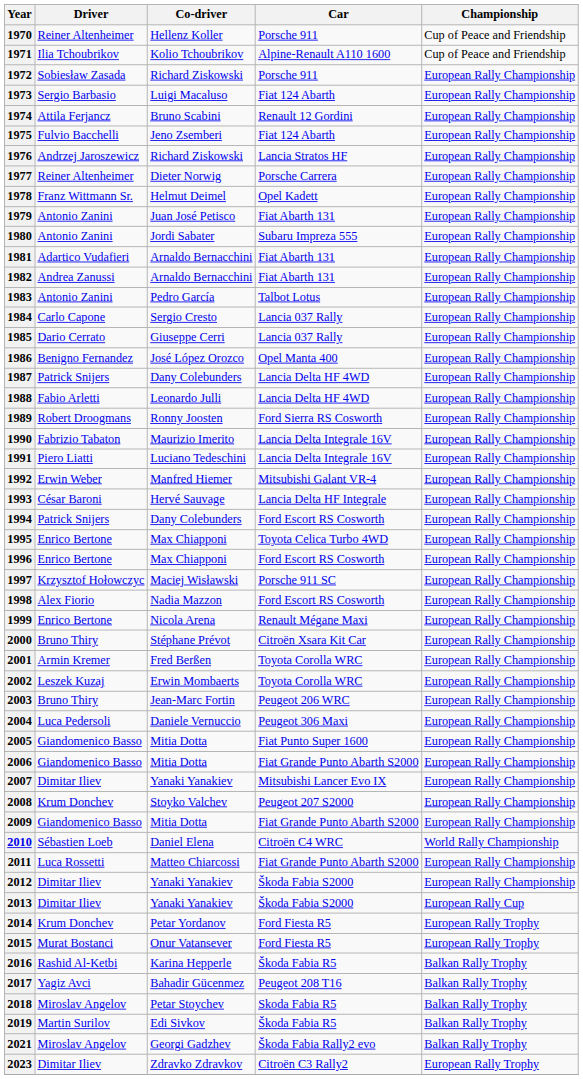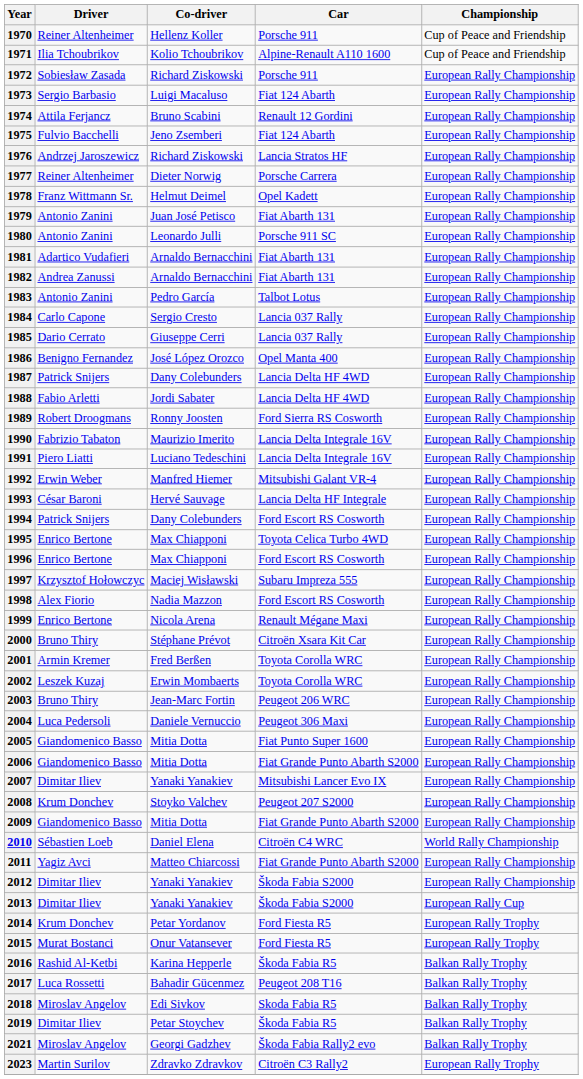(182, 237) Jordi Sabater -> (186, 237) Leonardo Julli
(308, 237) Subaru Impreza 555 -> (297, 237) Porsche 911 SC
(186, 398) Leonardo Julli -> (182, 398) Jordi Sabater
(297, 580) Porsche 911 SC -> (308, 580) Subaru Impreza 555
(71, 862) Luca Rossetti -> (64, 862) Yagiz Avci
(64, 983) Yagiz Avci -> (71, 983) Luca Rossetti
(187, 1004) Petar Stoychev -> (178, 1004) Edi Sivkov
(74, 1024) Martin Surilov -> (69, 1024) Dimitar Iliev
(178, 1024) Edi Sivkov -> (187, 1024) Petar Stoychev
(69, 1064) Dimitar Iliev -> (74, 1064) Martin Surilov
